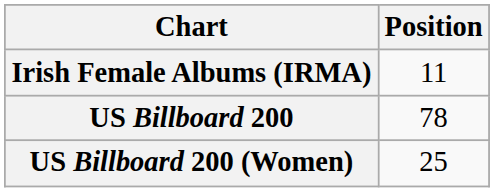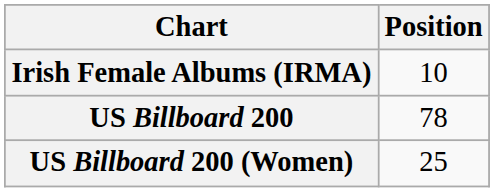(434, 72) 11 -> (434, 72) 10
